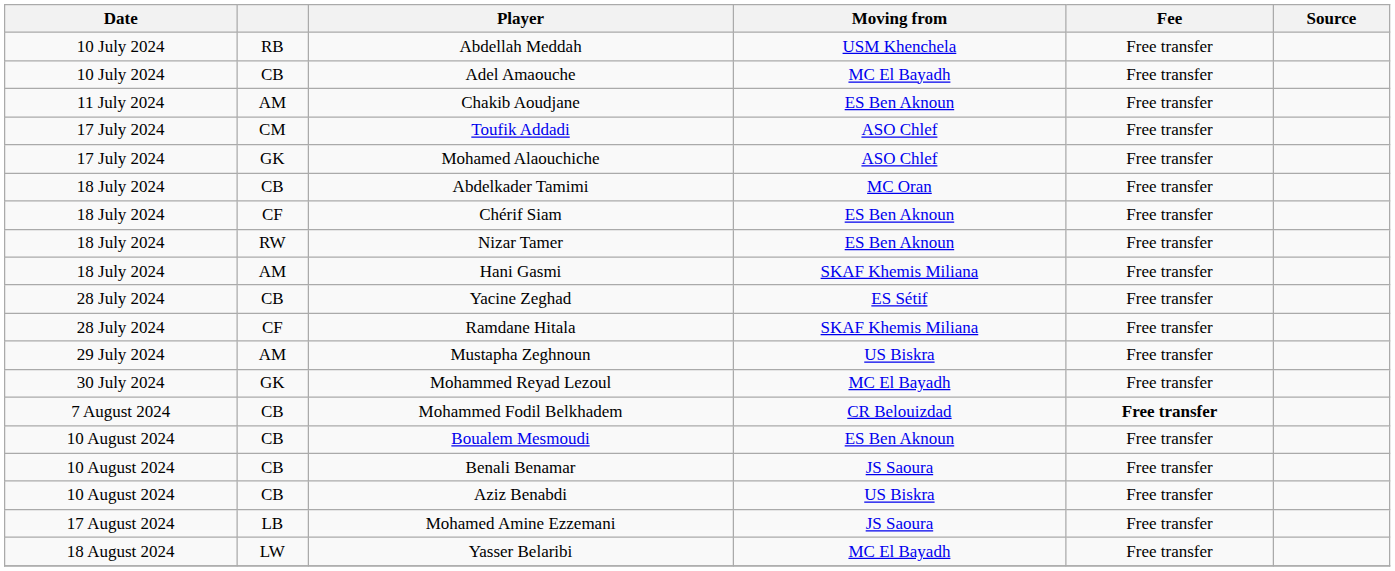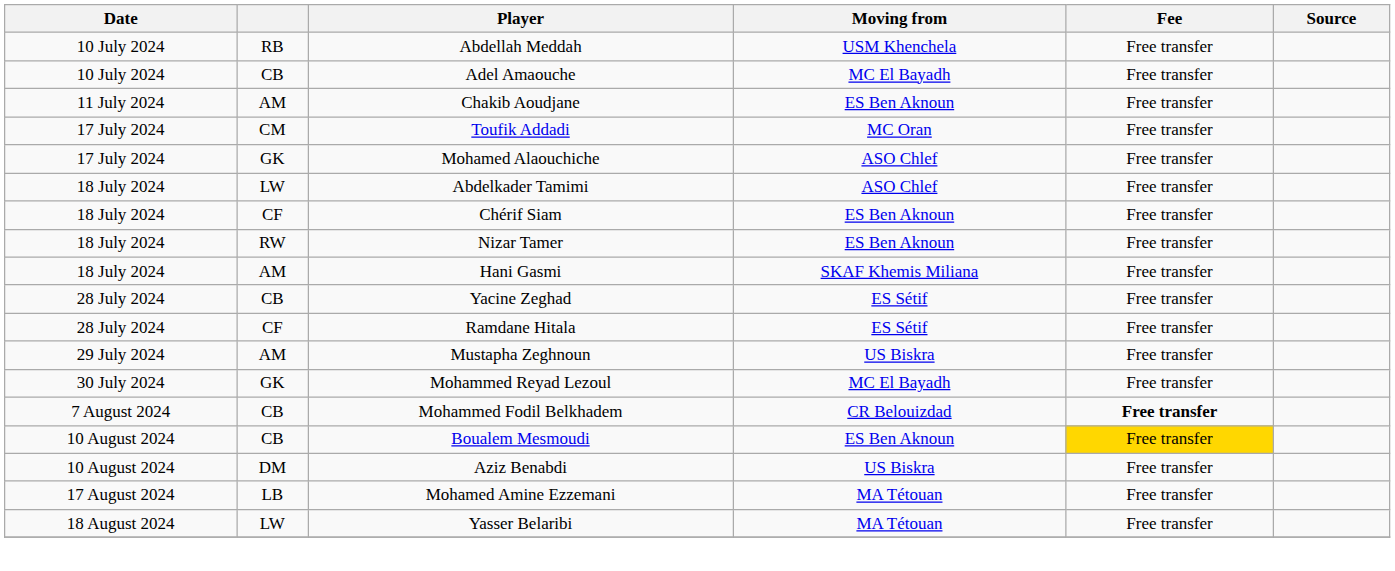(899, 130) ASO Chlef -> (899, 130) MC Oran
(272, 186) CB -> (272, 186) LW
(899, 186) MC Oran -> (899, 186) ASO Chlef
(899, 326) SKAF Khemis Miliana -> (899, 326) ES Sétif
(1170, 438) no background -> (1170, 438) gold background
- row: (521, 466)
(272, 494) CB -> (272, 466) DM
(899, 522) JS Saoura -> (899, 494) MA Tétouan
(899, 551) MC El Bayadh -> (899, 522) MA Tétouan
